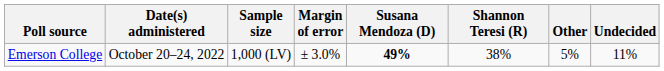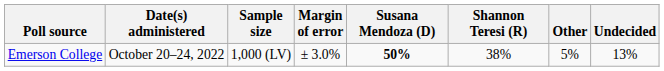(397, 54) 49% -> (397, 54) 50%
(625, 54) 11% -> (625, 54) 13%
